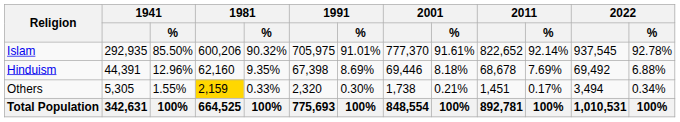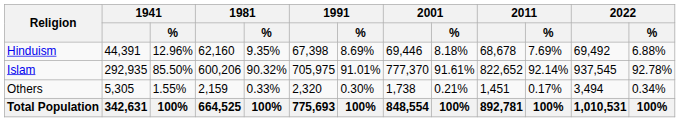rows swapped: (21, 51) <-> (32, 70)
(213, 88) gold background -> (213, 88) no background
